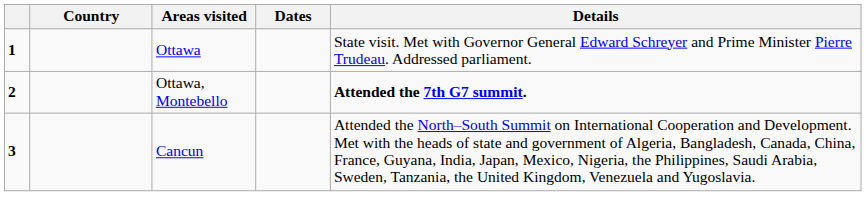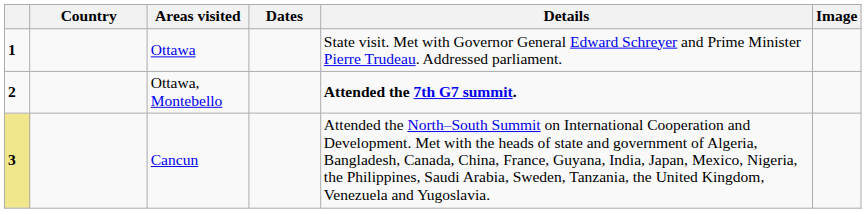+ column: (837, 16)
(12, 151) no background -> (12, 160) khaki background
